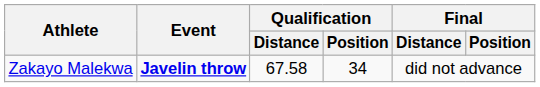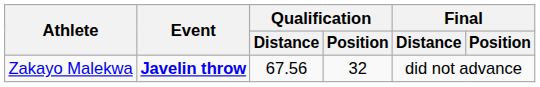(286, 69) 67.58 -> (286, 69) 67.56
(358, 69) 34 -> (358, 69) 32
